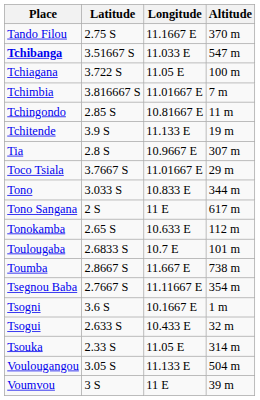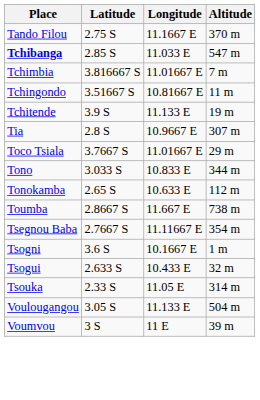(110, 53) 3.51667 S -> (100, 53) 2.85 S
- row: (32, 72)
(100, 111) 2.85 S -> (110, 92) 3.51667 S
- row: (42, 209)
- row: (36, 248)
